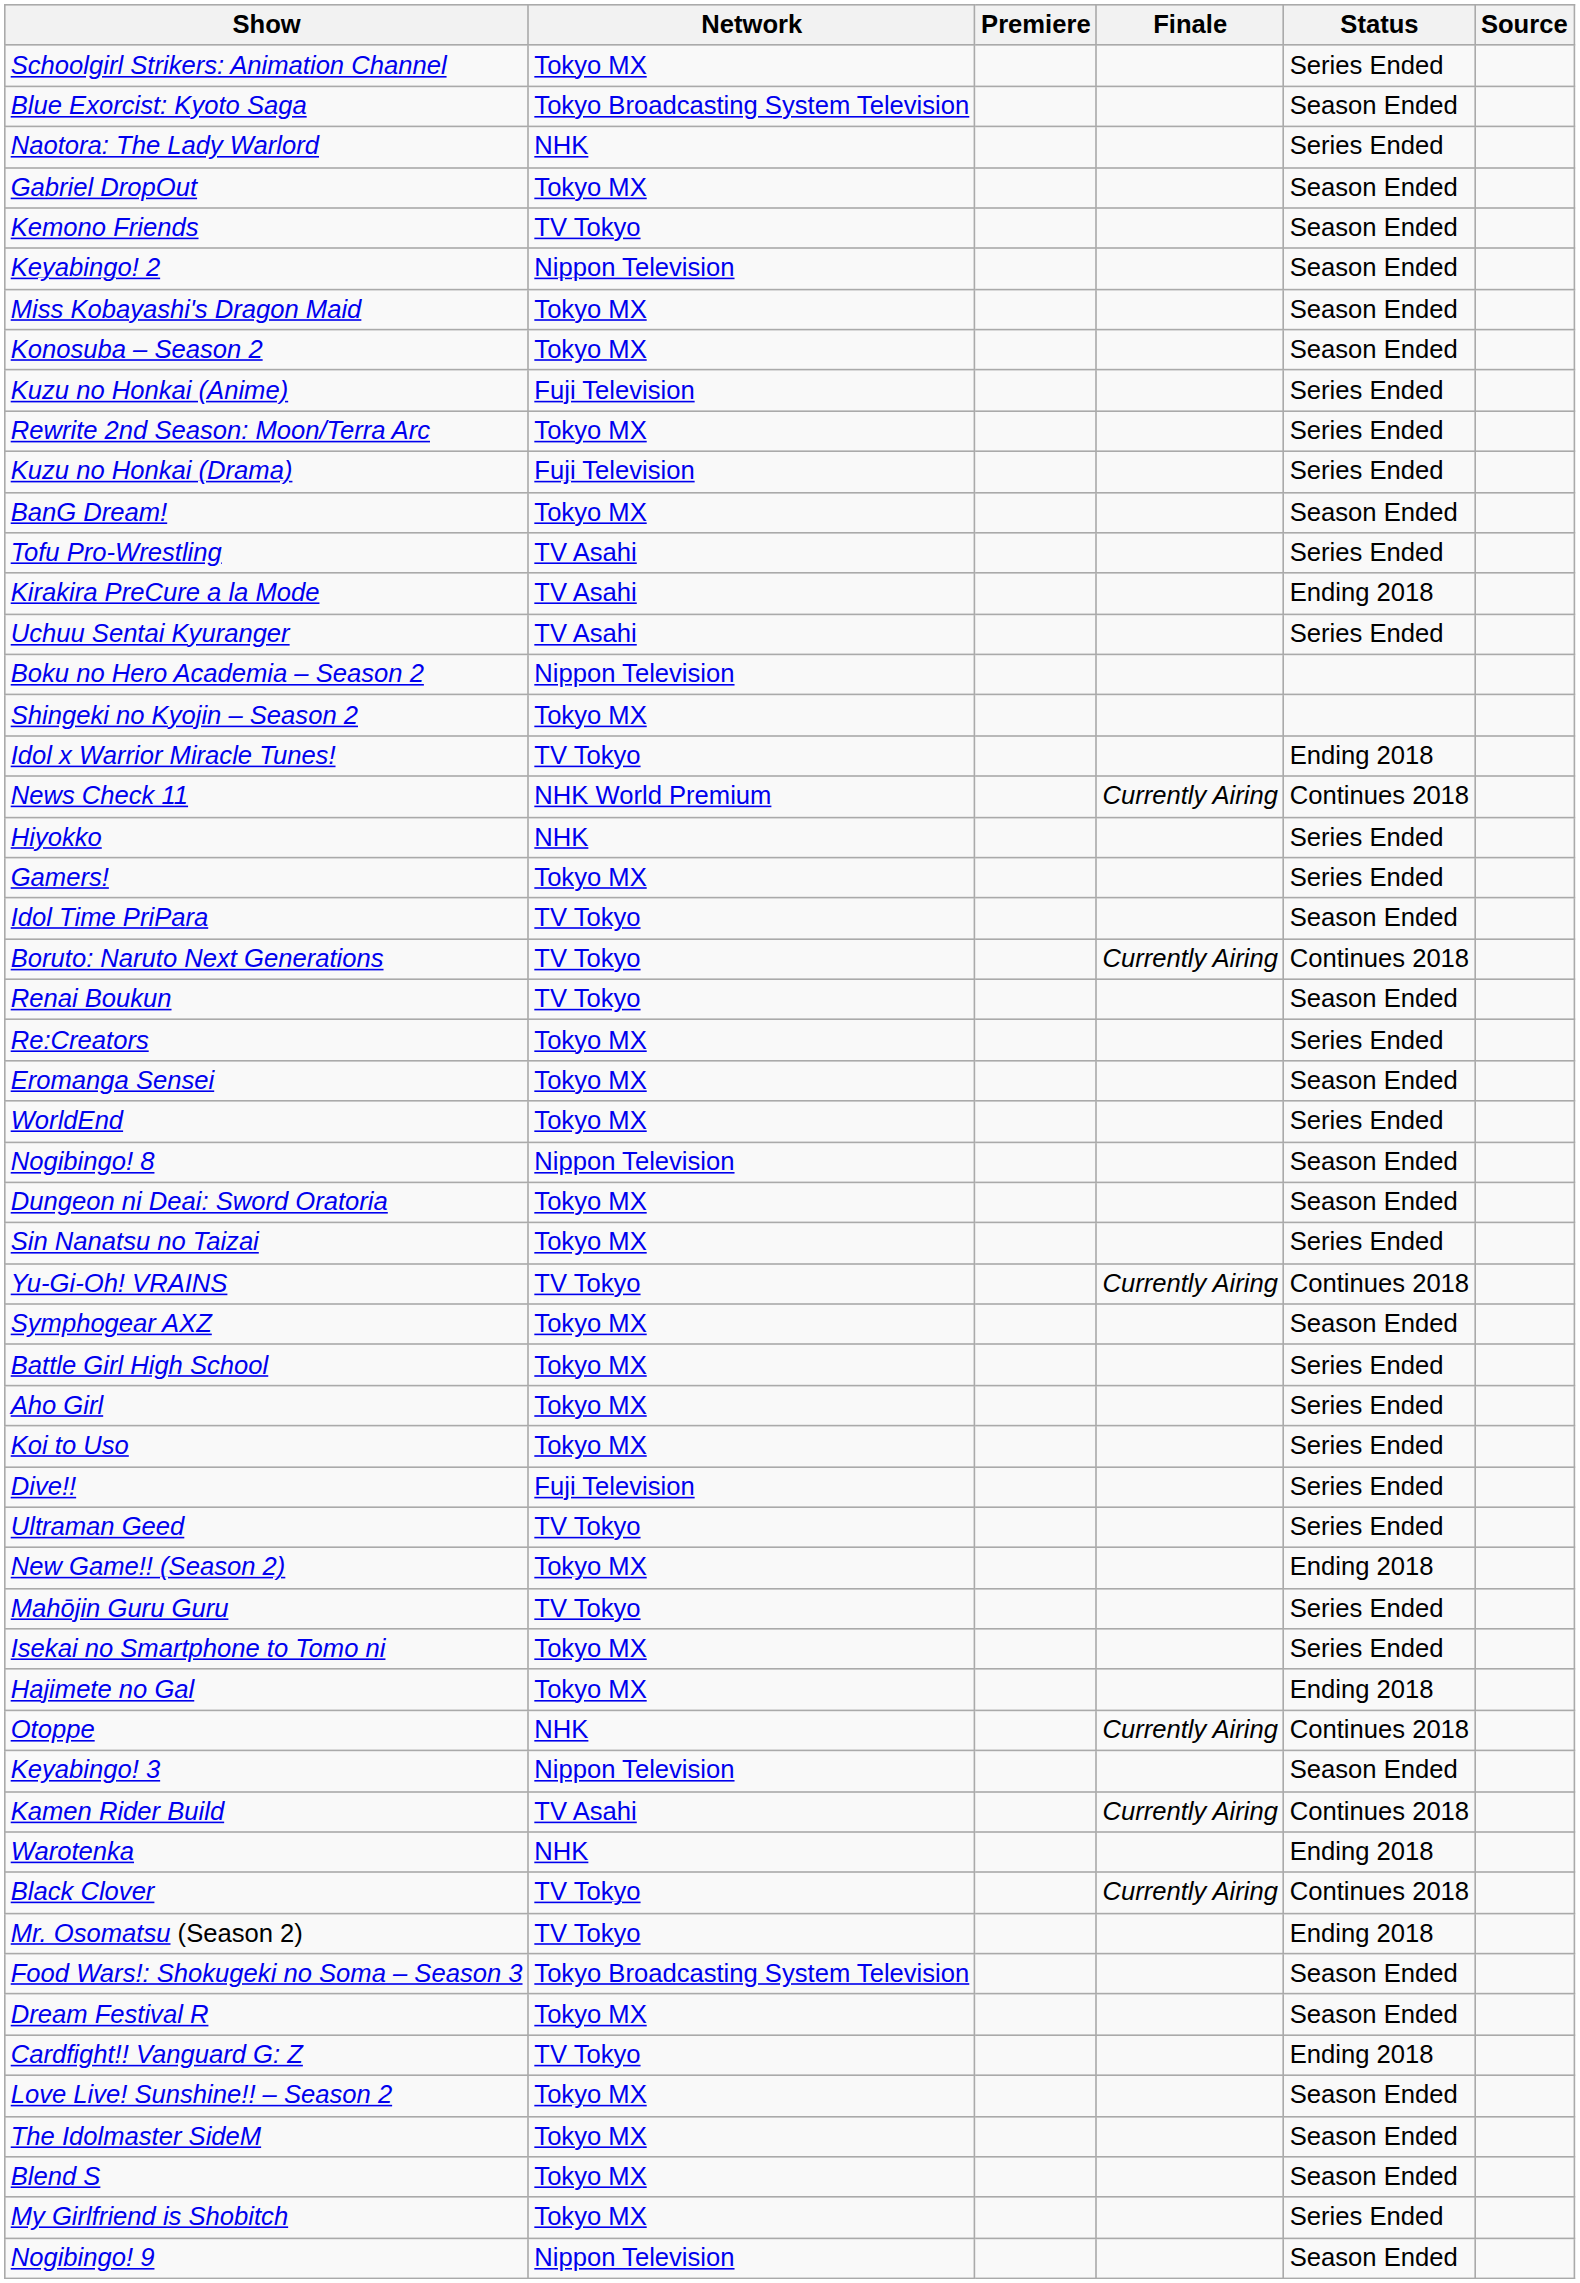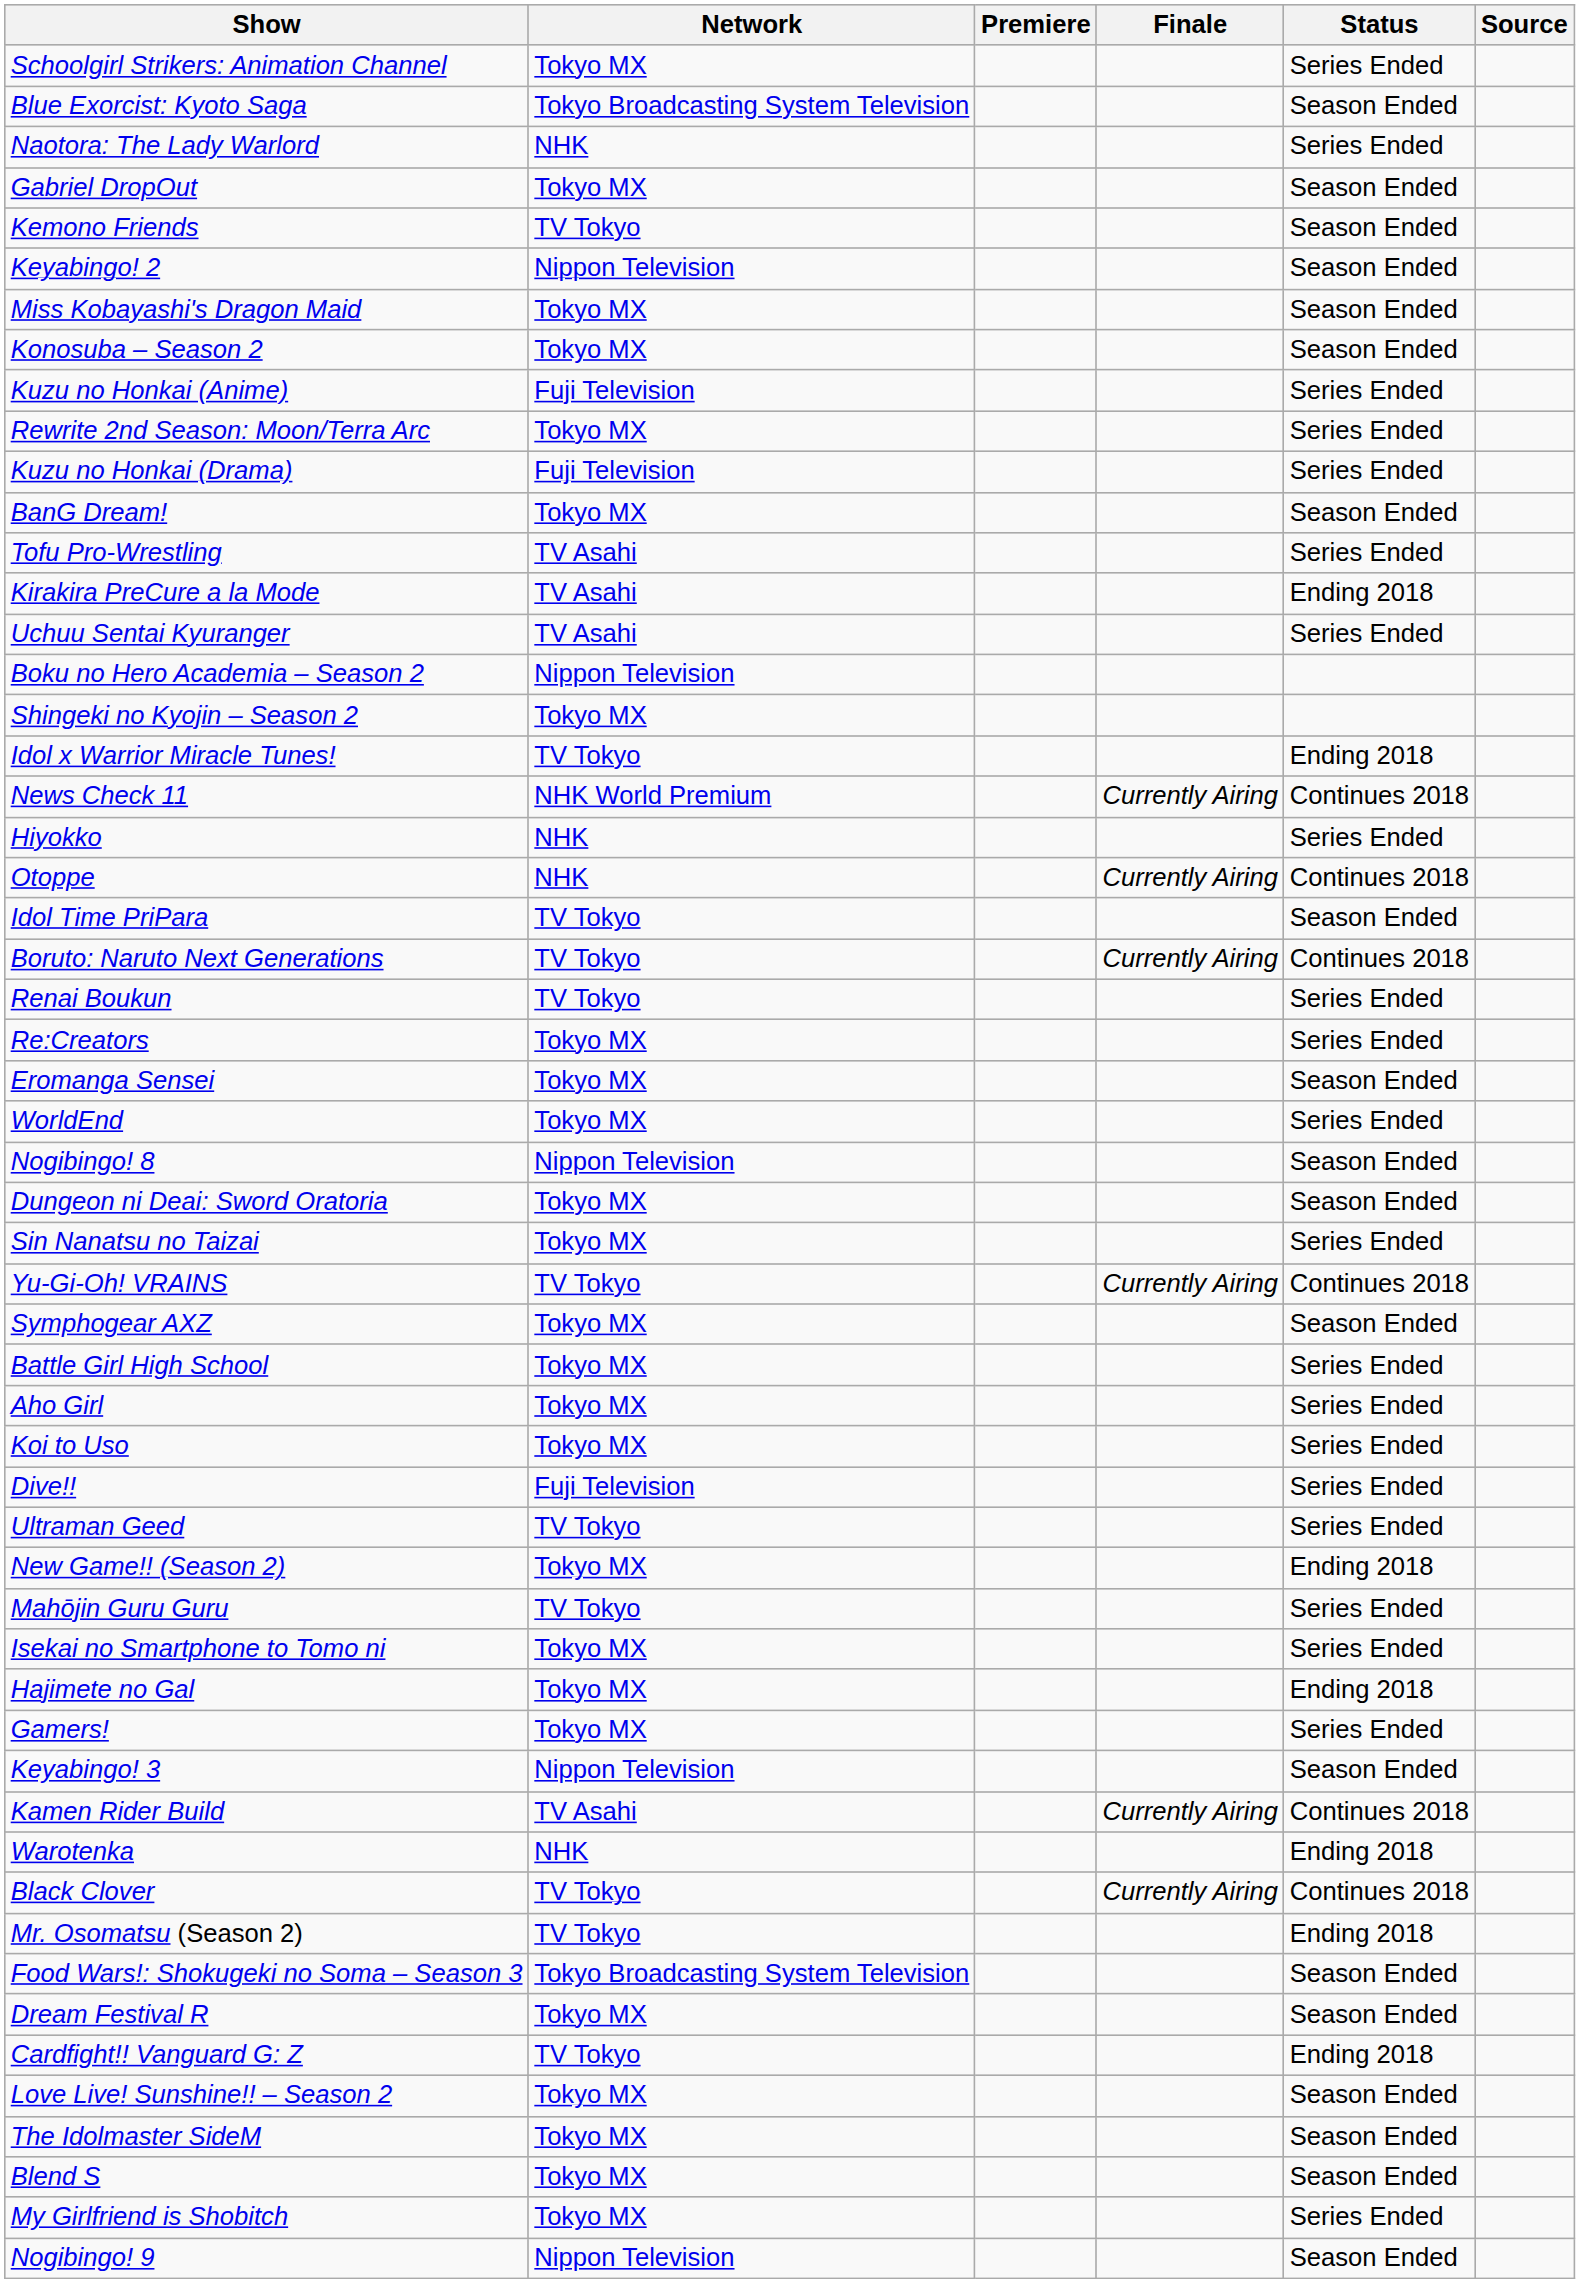rows swapped: (53, 1730) <-> (60, 877)
(1374, 999) Season Ended -> (1367, 999) Series Ended
